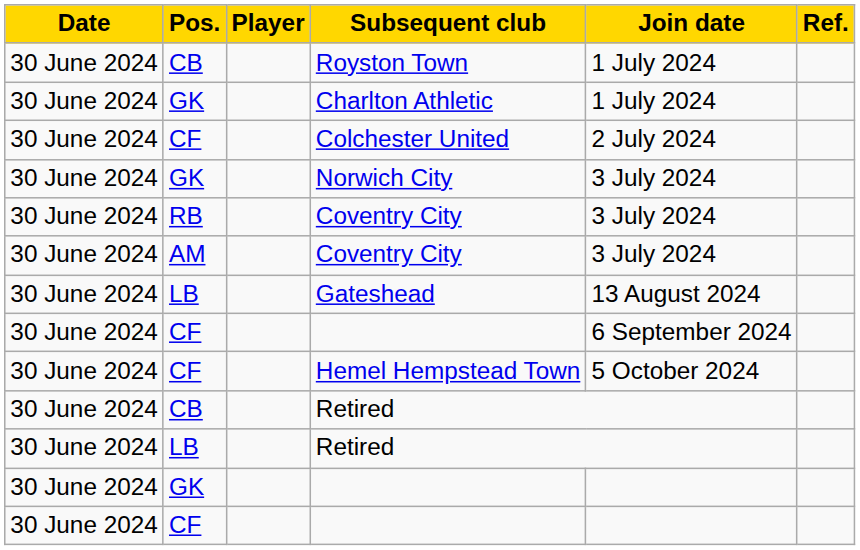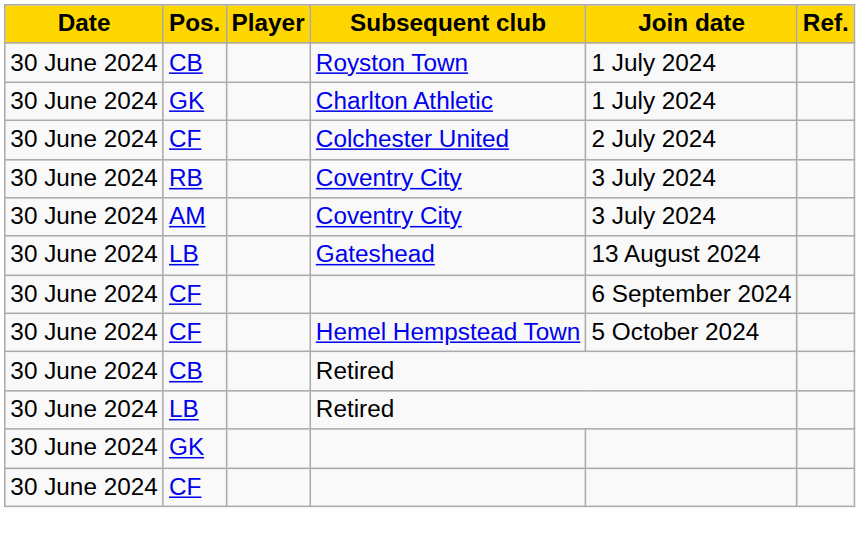- row: (187, 178)
